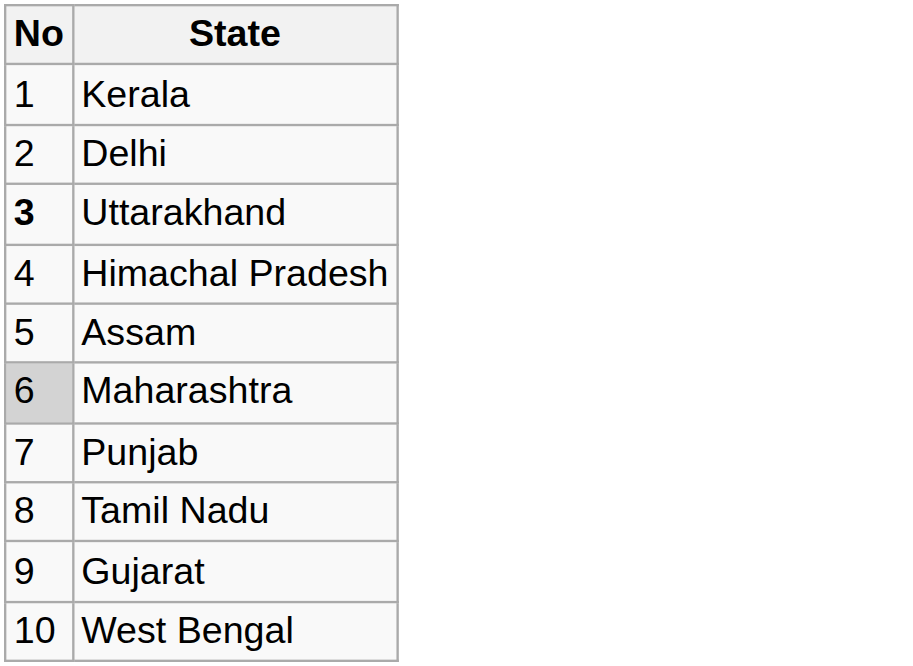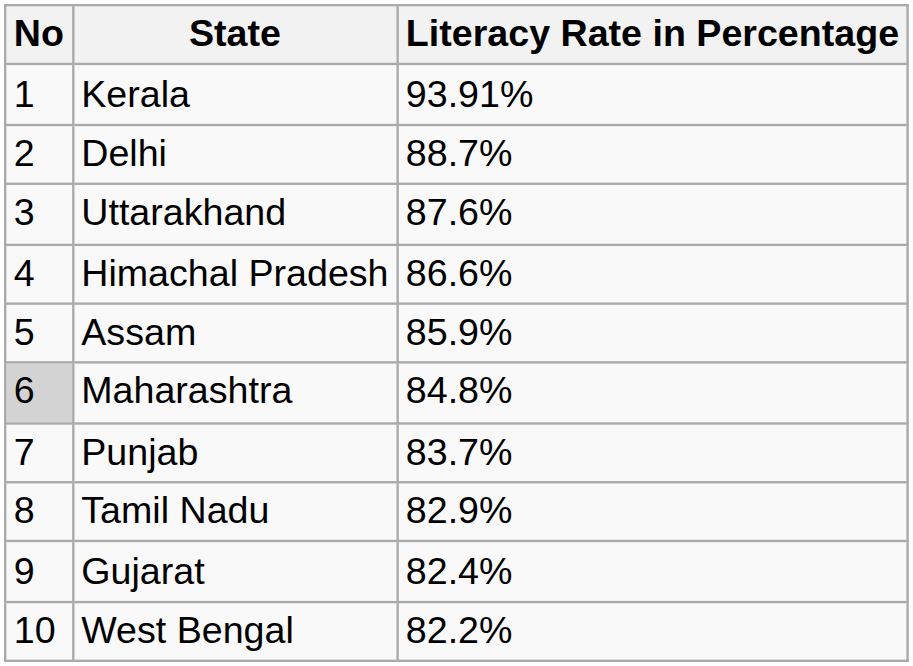+ column: (652, 34)
(24, 213) bold -> (24, 213) normal
